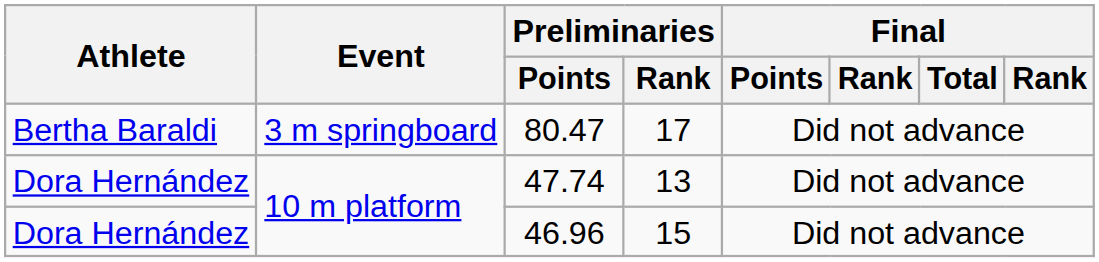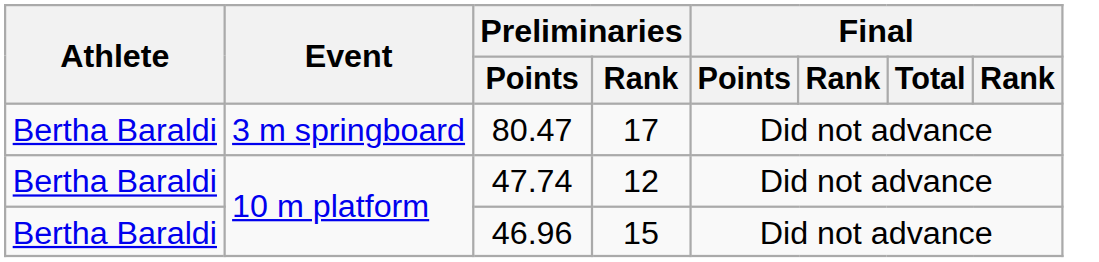(131, 181) Dora Hernández -> (115, 181) Bertha Baraldi
(673, 181) 13 -> (641, 181) 12
(131, 232) Dora Hernández -> (115, 232) Bertha Baraldi
